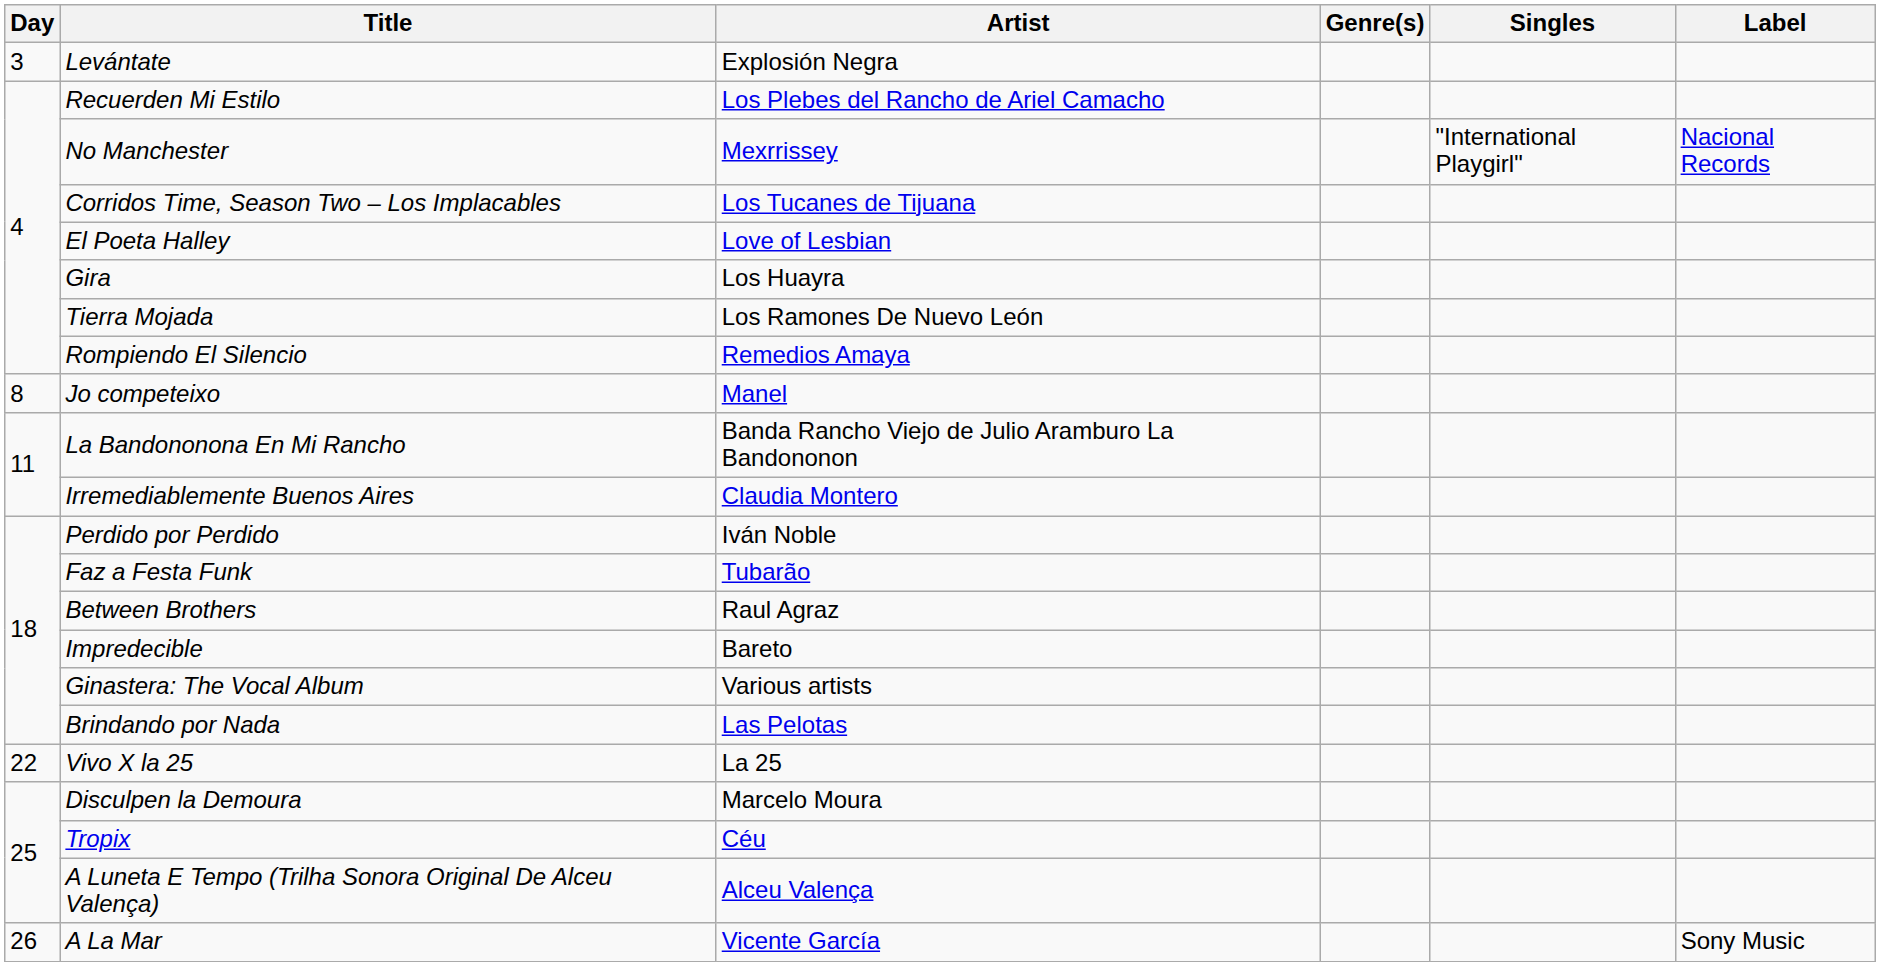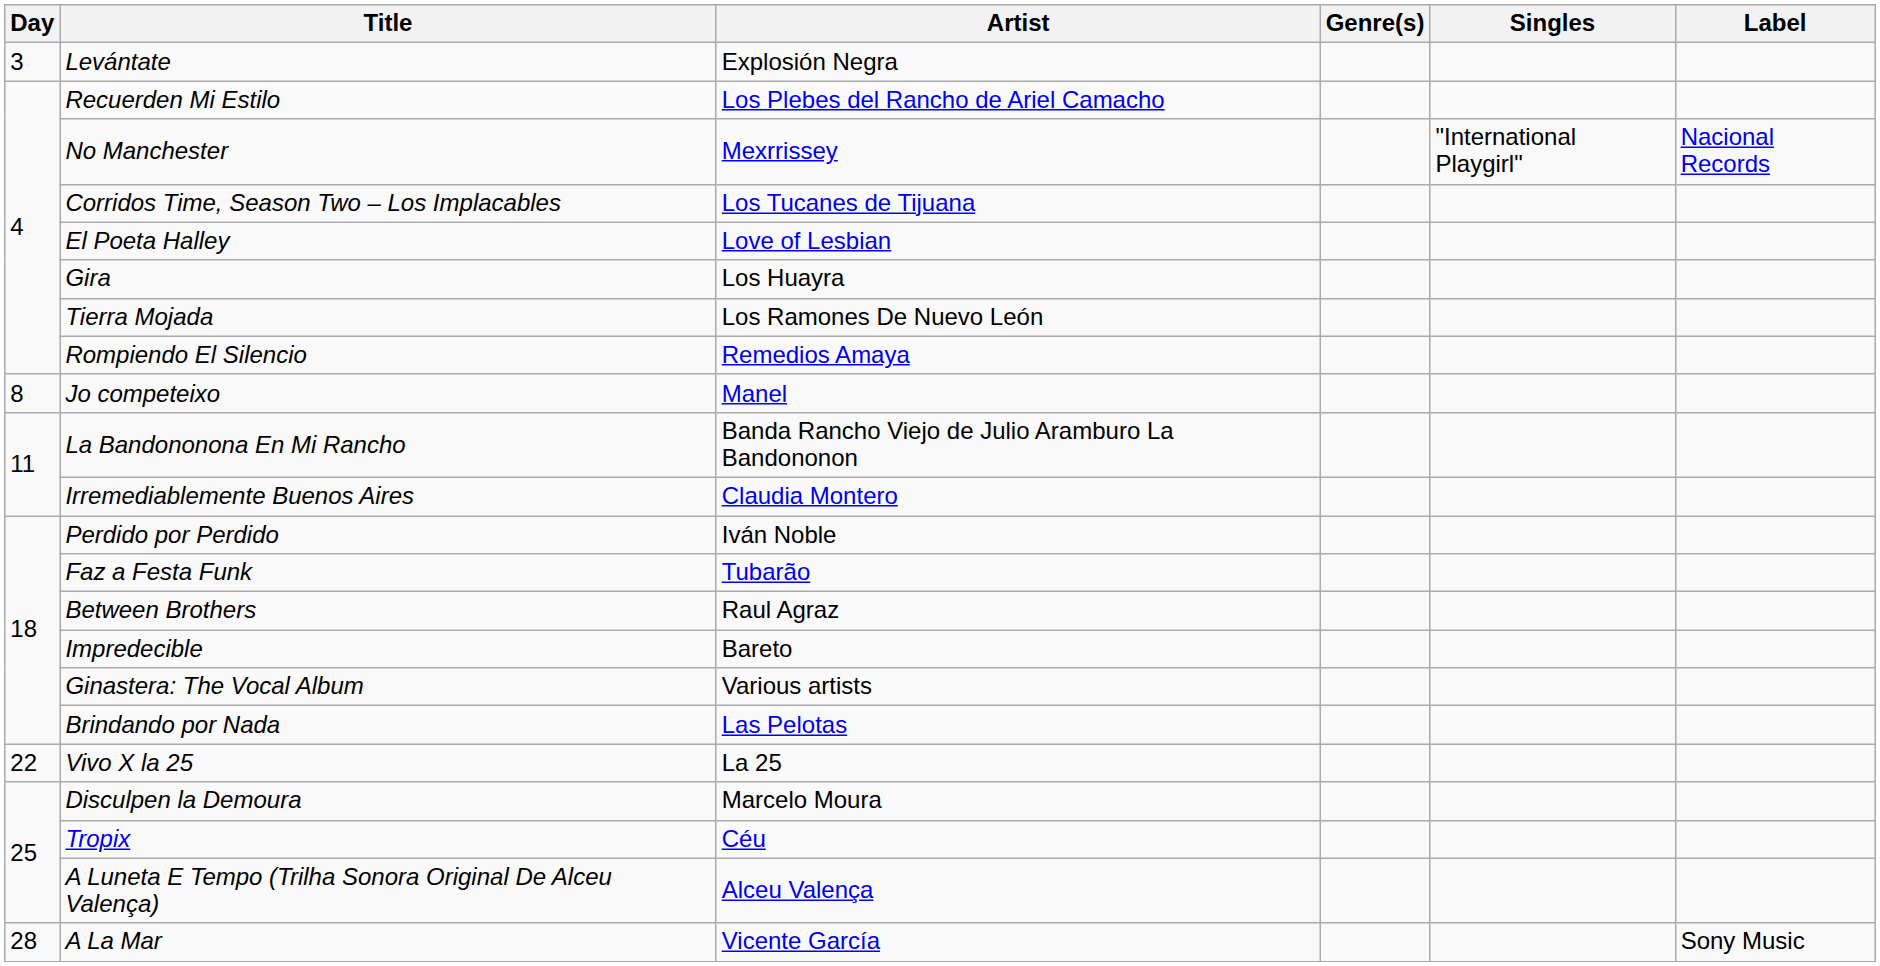(24, 941) 26 -> (24, 941) 28
